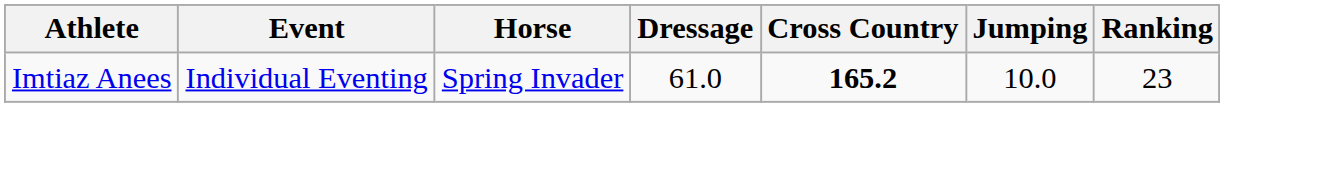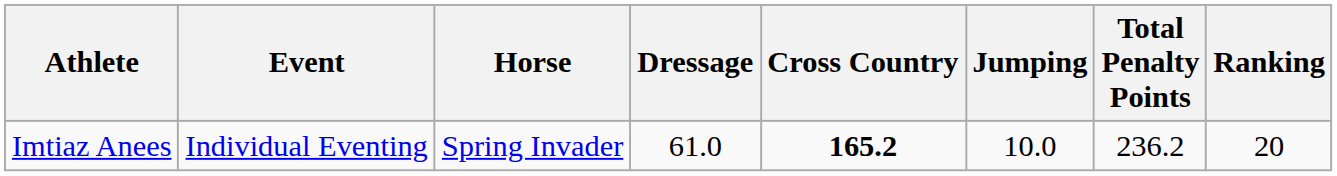+ column: (1150, 62)
(1157, 76) 23 -> (1269, 145) 20
